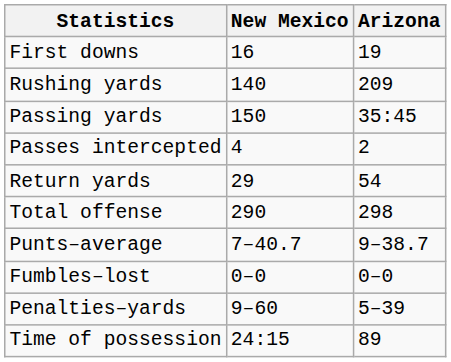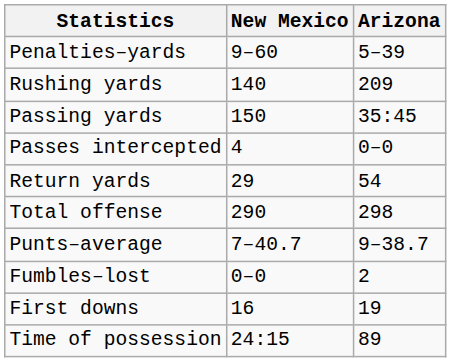rows swapped: (74, 53) <-> (98, 309)
(364, 149) 2 -> (376, 149) 0–0
(376, 277) 0–0 -> (364, 277) 2
